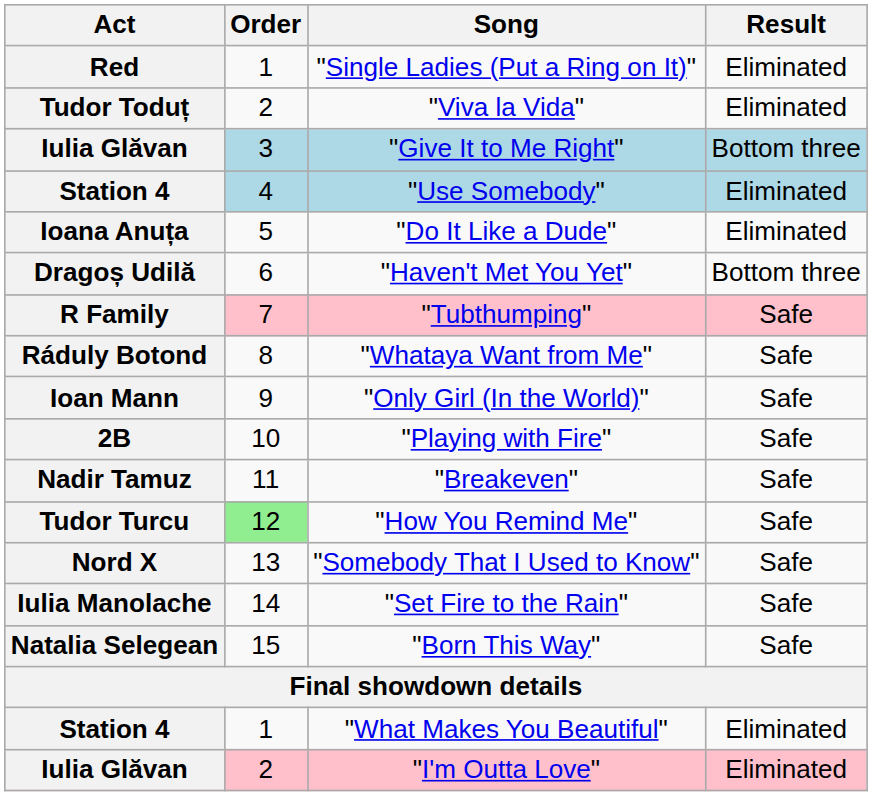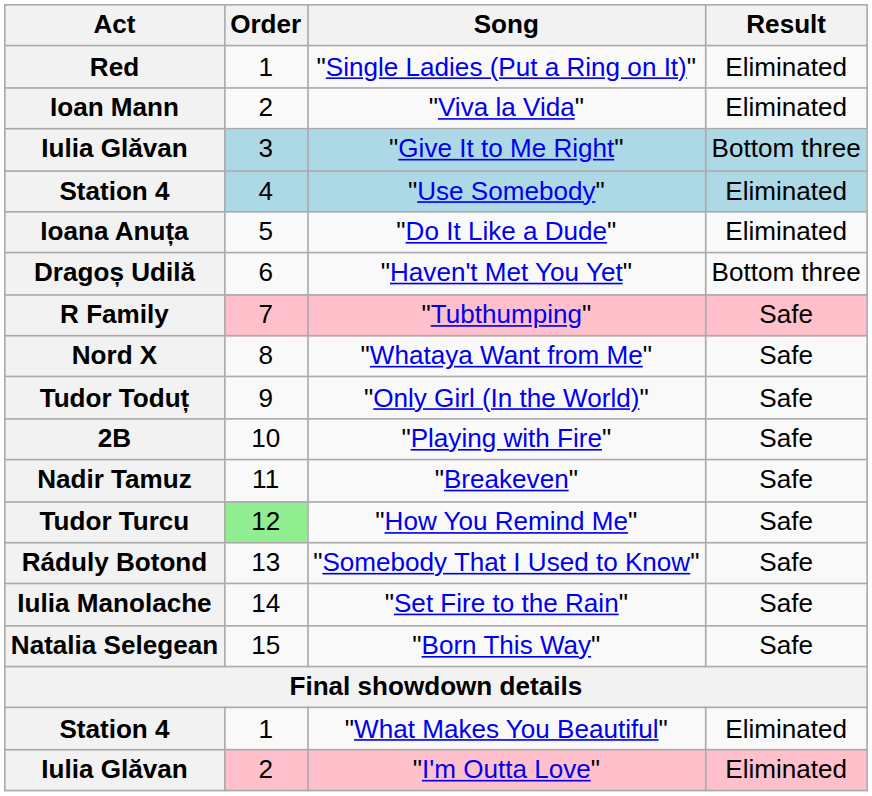(114, 107) Tudor Toduț -> (114, 107) Ioan Mann
(114, 356) Ráduly Botond -> (114, 356) Nord X
(114, 397) Ioan Mann -> (114, 397) Tudor Toduț
(114, 562) Nord X -> (114, 562) Ráduly Botond
